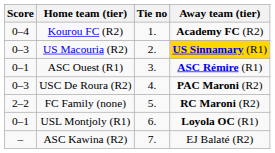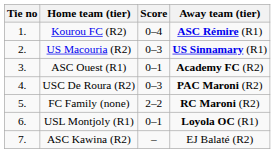columns swapped: (152, 13) <-> (20, 13)
(220, 31) Academy FC (R2) -> (220, 31) ASC Rémire (R1)
(220, 49) gold background -> (220, 49) no background
(220, 67) ASC Rémire (R1) -> (220, 67) Academy FC (R2)
